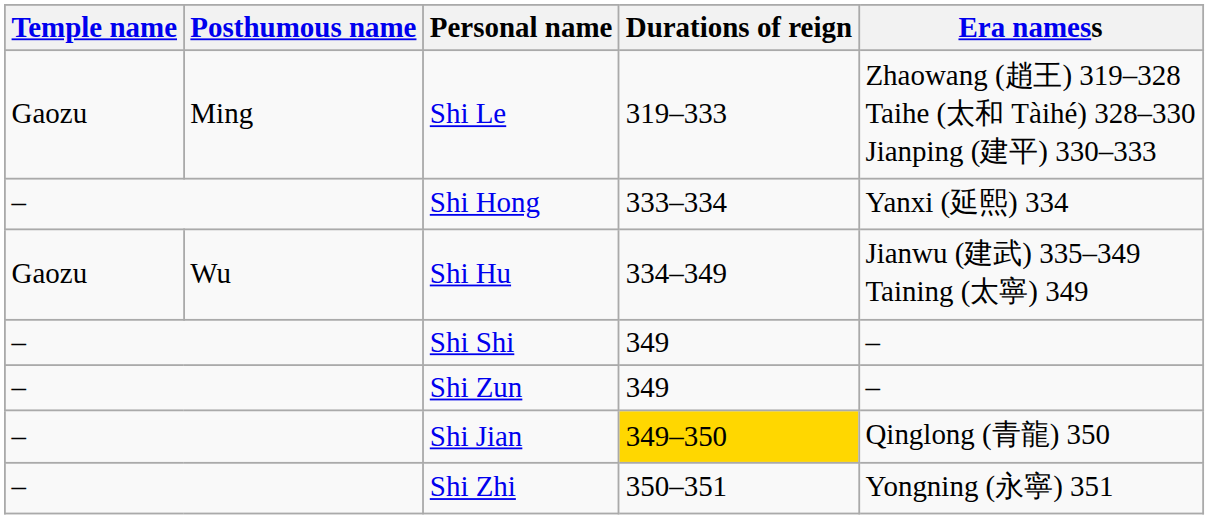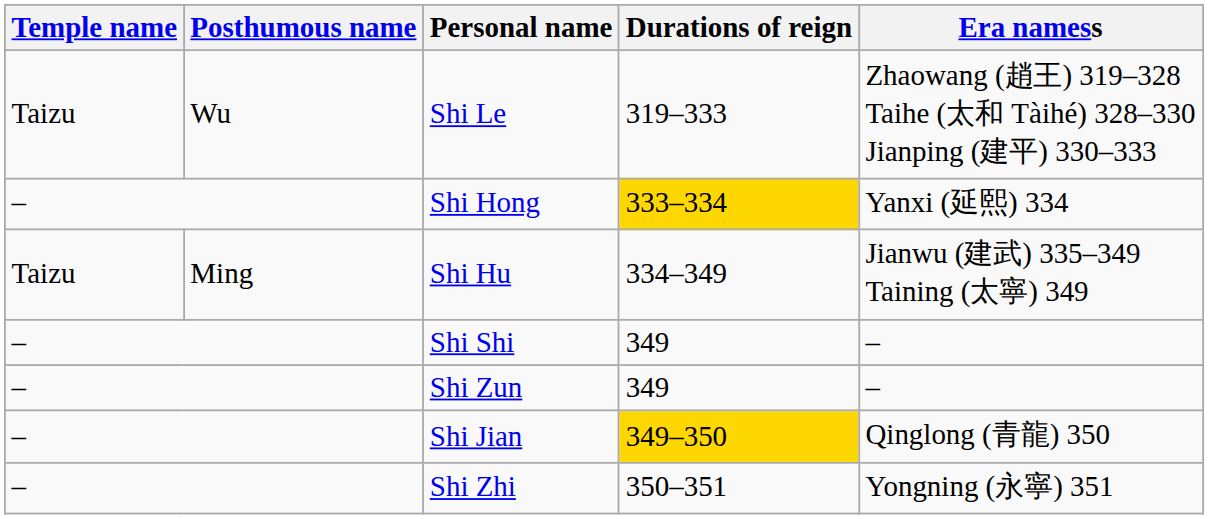(49, 114) Gaozu -> (44, 114) Taizu
(222, 114) Ming -> (211, 114) Wu
(676, 203) no background -> (676, 203) gold background
(49, 273) Gaozu -> (44, 273) Taizu
(211, 273) Wu -> (222, 273) Ming
